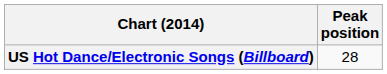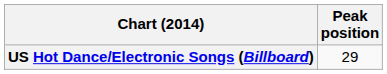(350, 57) 28 -> (350, 57) 29
